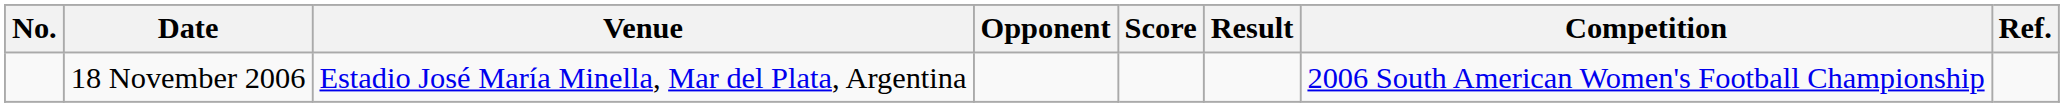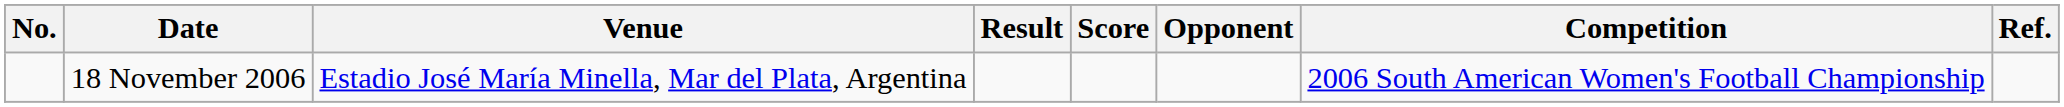columns swapped: (1046, 28) <-> (1252, 28)
